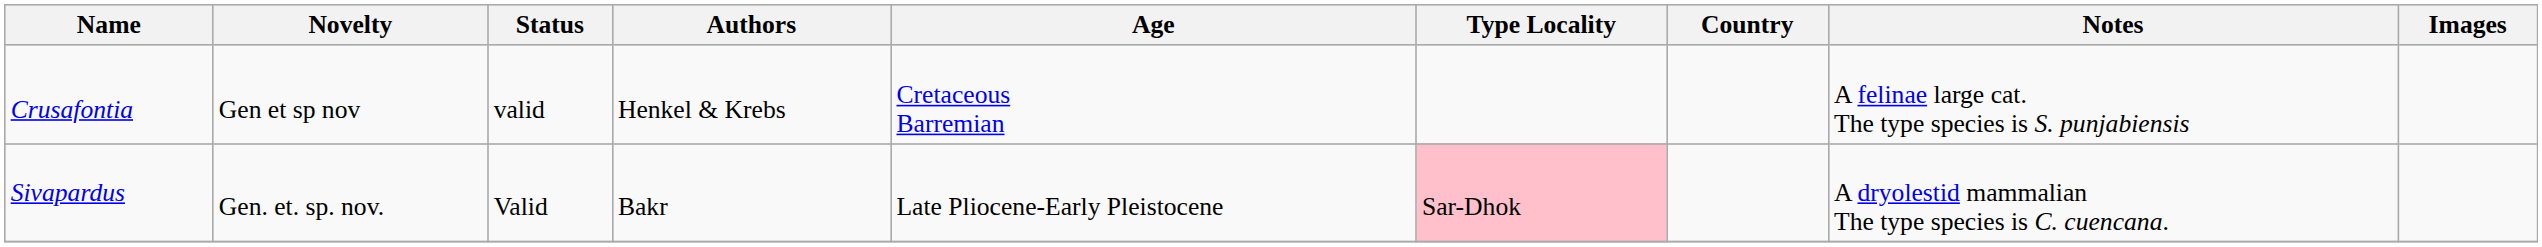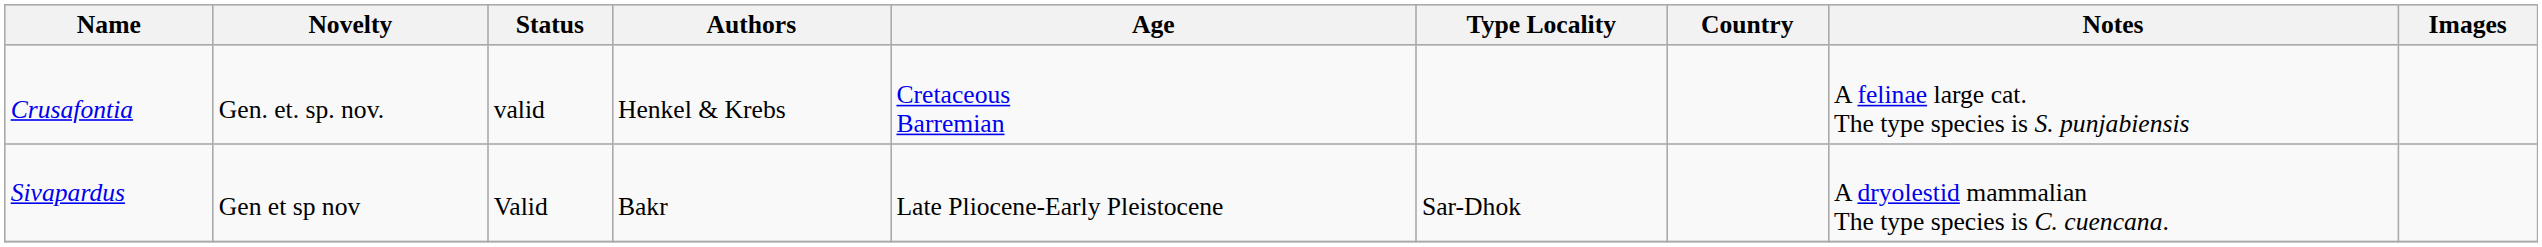(290, 108) Gen et sp nov -> (301, 108) Gen. et. sp. nov.
(301, 206) Gen. et. sp. nov. -> (290, 206) Gen et sp nov
(1471, 206) pink background -> (1471, 206) no background
